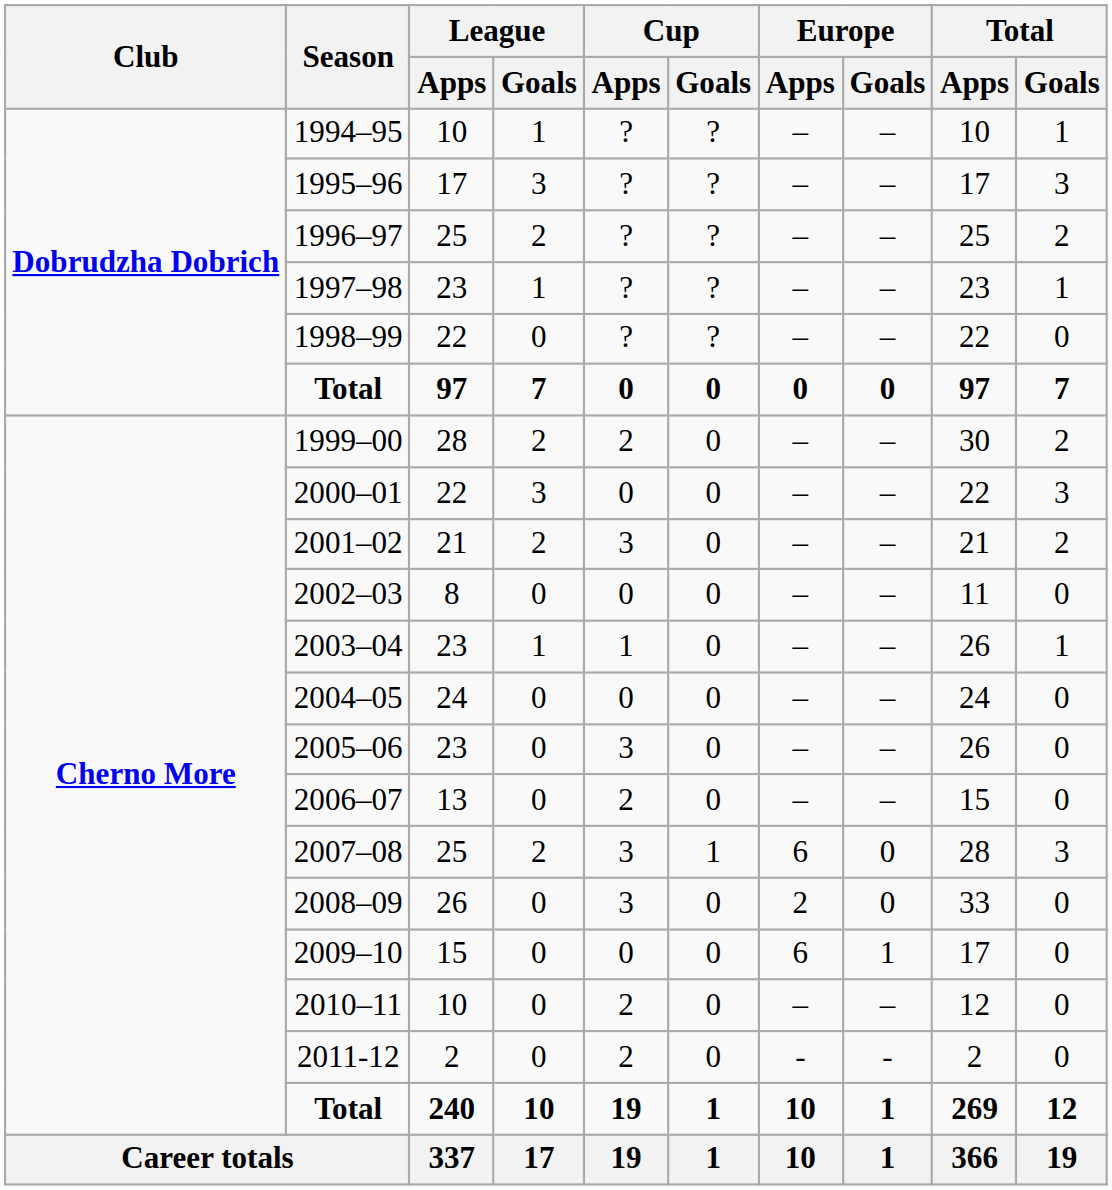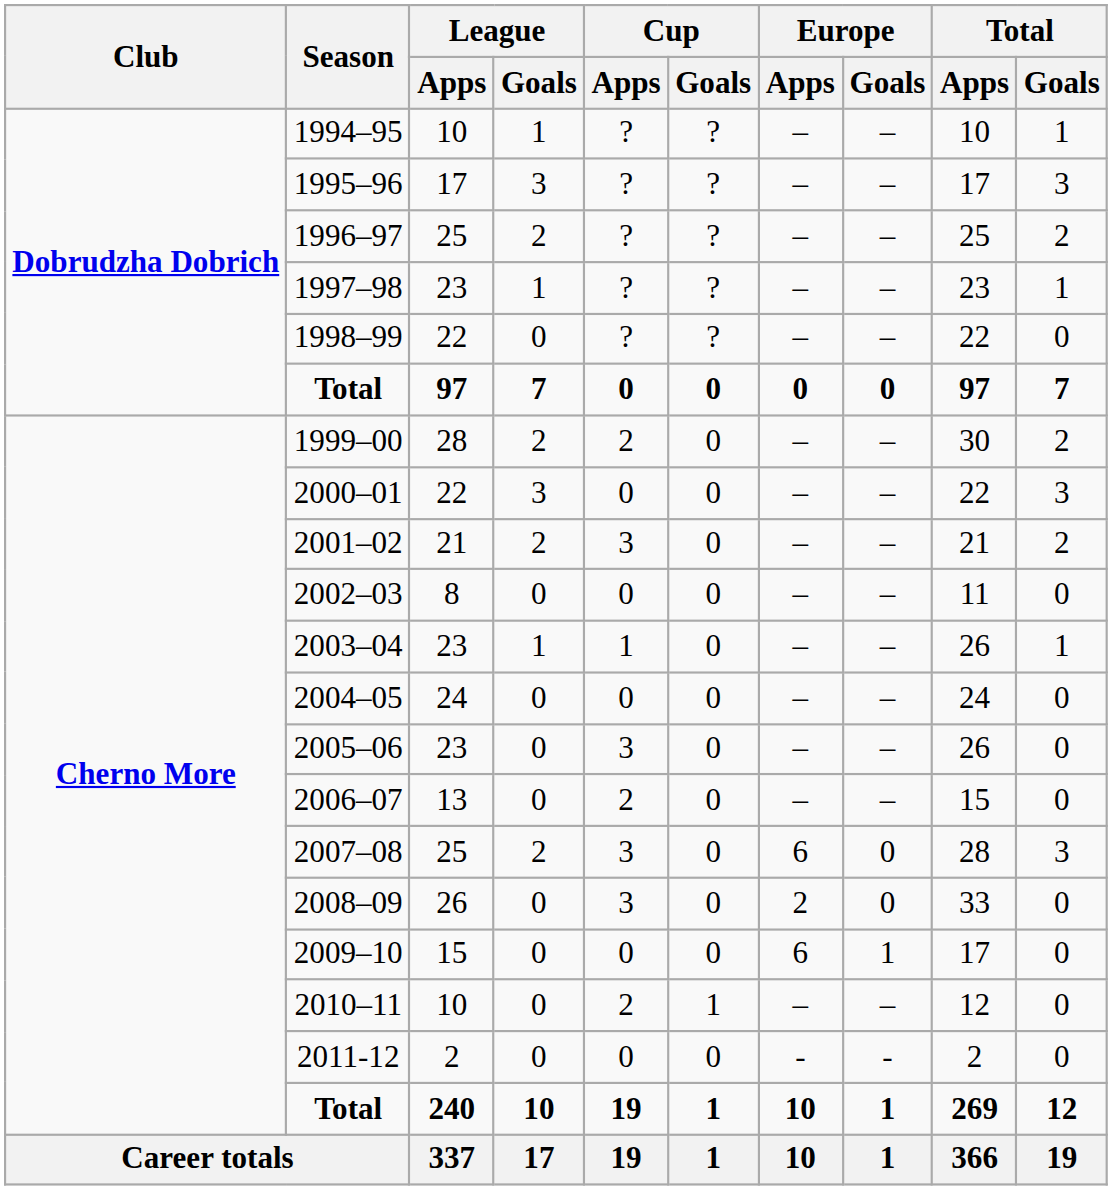(713, 851) 1 -> (713, 851) 0
(713, 1005) 0 -> (713, 1005) 1
(626, 1056) 2 -> (626, 1056) 0
